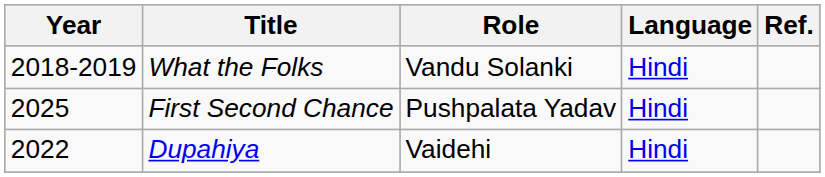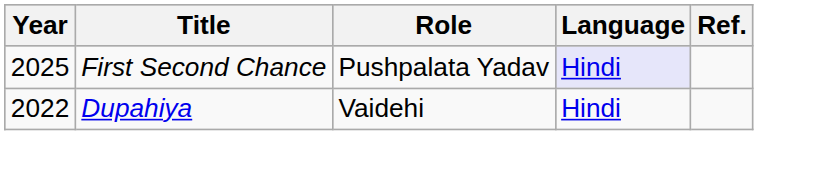- row: (236, 66)
(658, 108) no background -> (591, 66) lavender background
